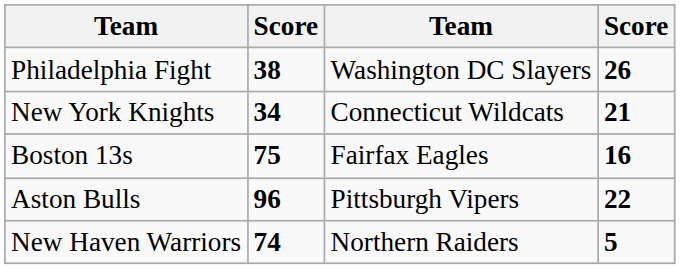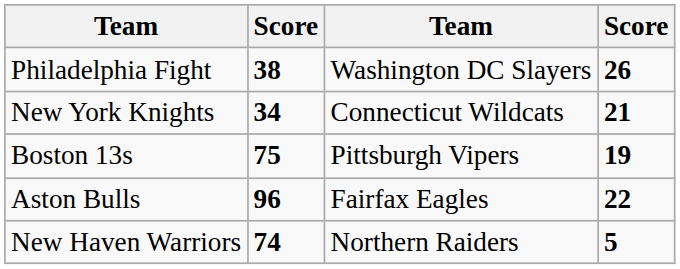(410, 155) Fairfax Eagles -> (425, 155) Pittsburgh Vipers
(617, 155) 16 -> (617, 155) 19
(425, 198) Pittsburgh Vipers -> (410, 198) Fairfax Eagles
